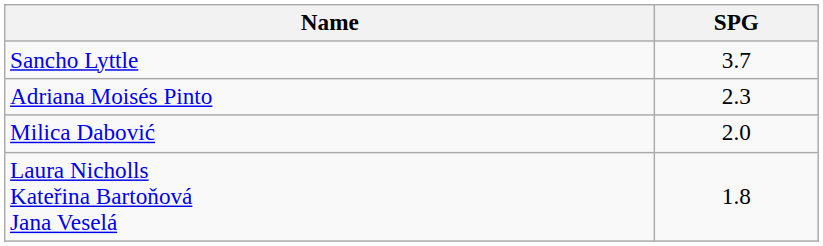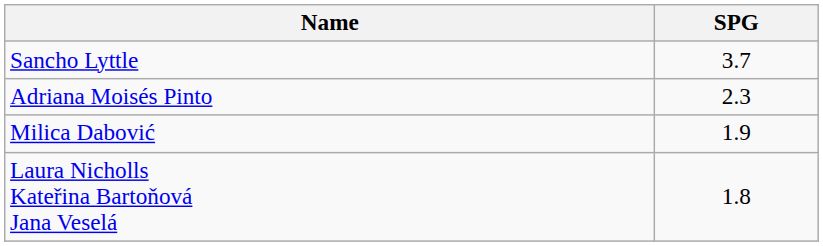(736, 133) 2.0 -> (736, 133) 1.9
